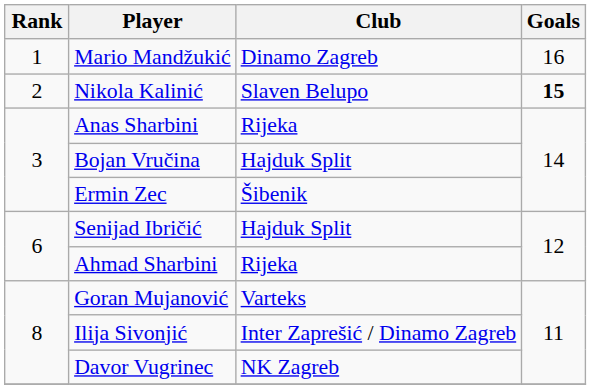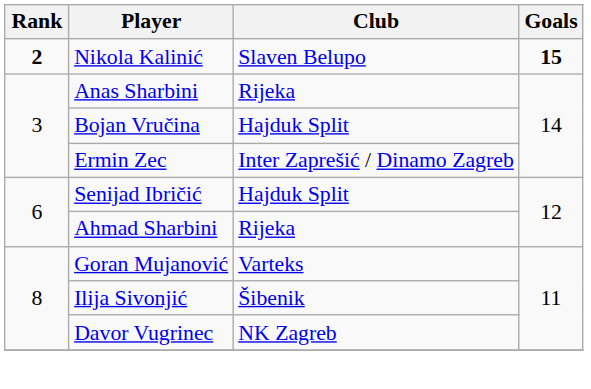- row: (152, 56)
(37, 90) normal -> (37, 56) bold
(274, 194) Šibenik -> (376, 159) Inter Zaprešić / Dinamo Zagreb
(378, 332) Inter Zaprešić / Dinamo Zagreb -> (272, 297) Šibenik
